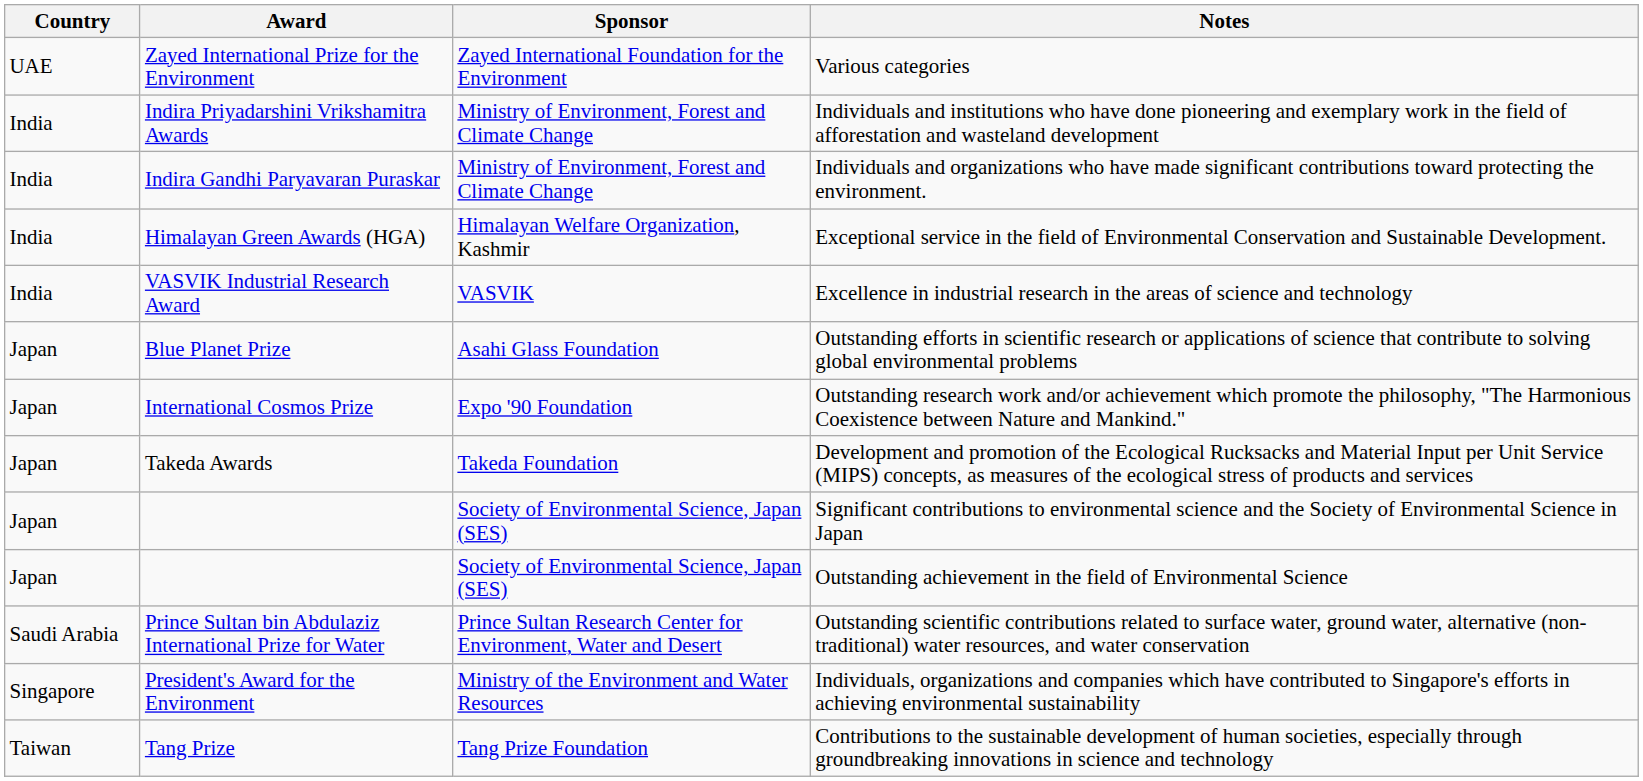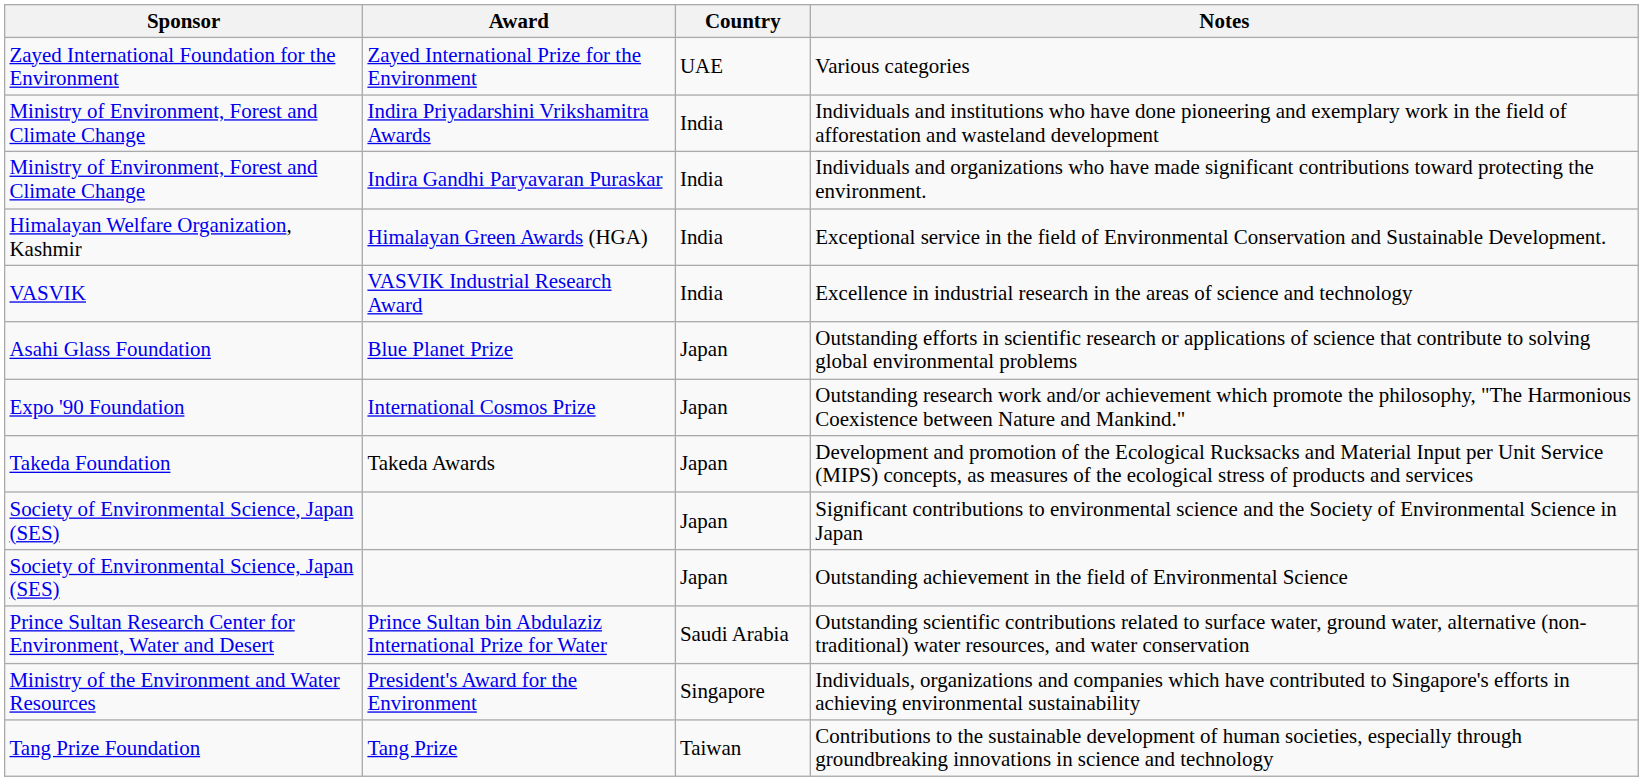columns swapped: (72, 21) <-> (632, 21)
